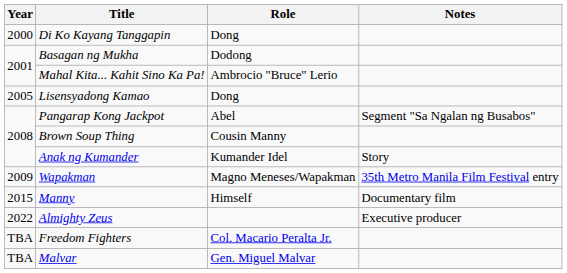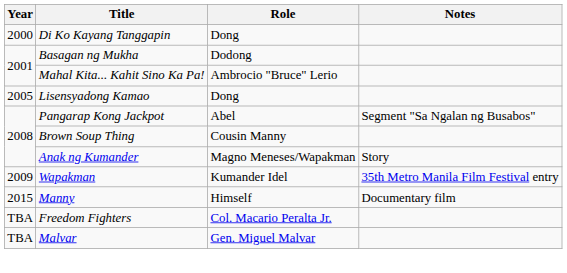(249, 156) Kumander Idel -> (283, 156) Magno Meneses/Wapakman
(283, 177) Magno Meneses/Wapakman -> (249, 177) Kumander Idel
- row: (76, 217)
